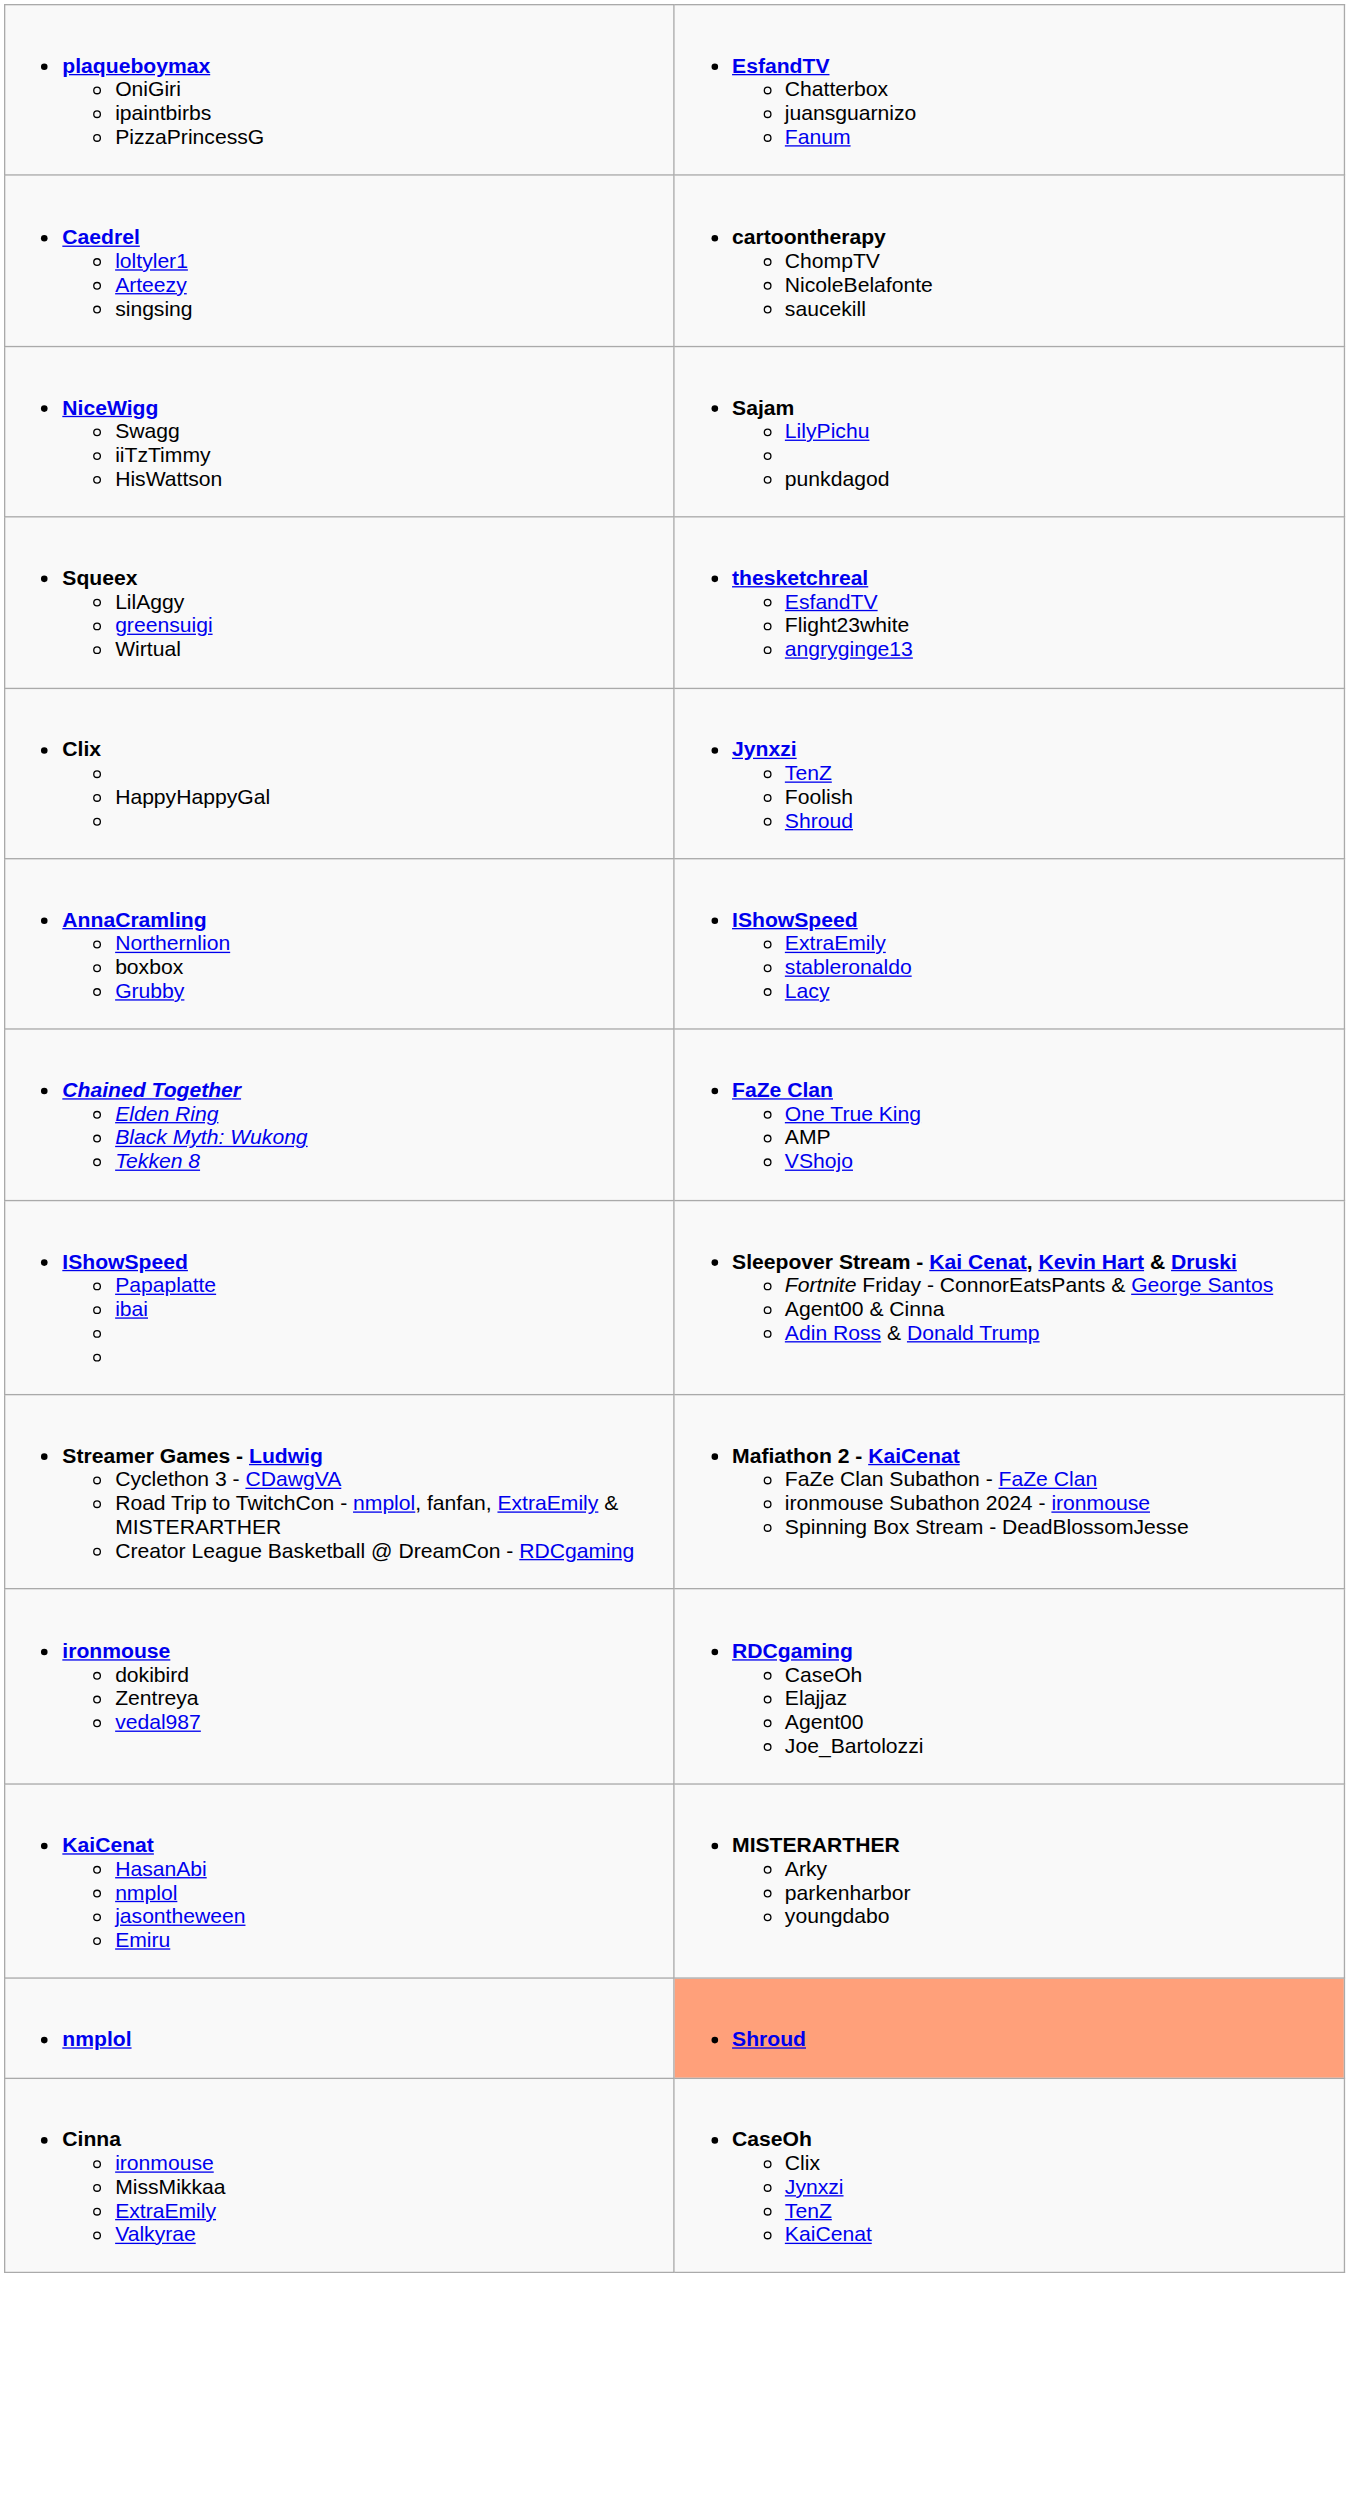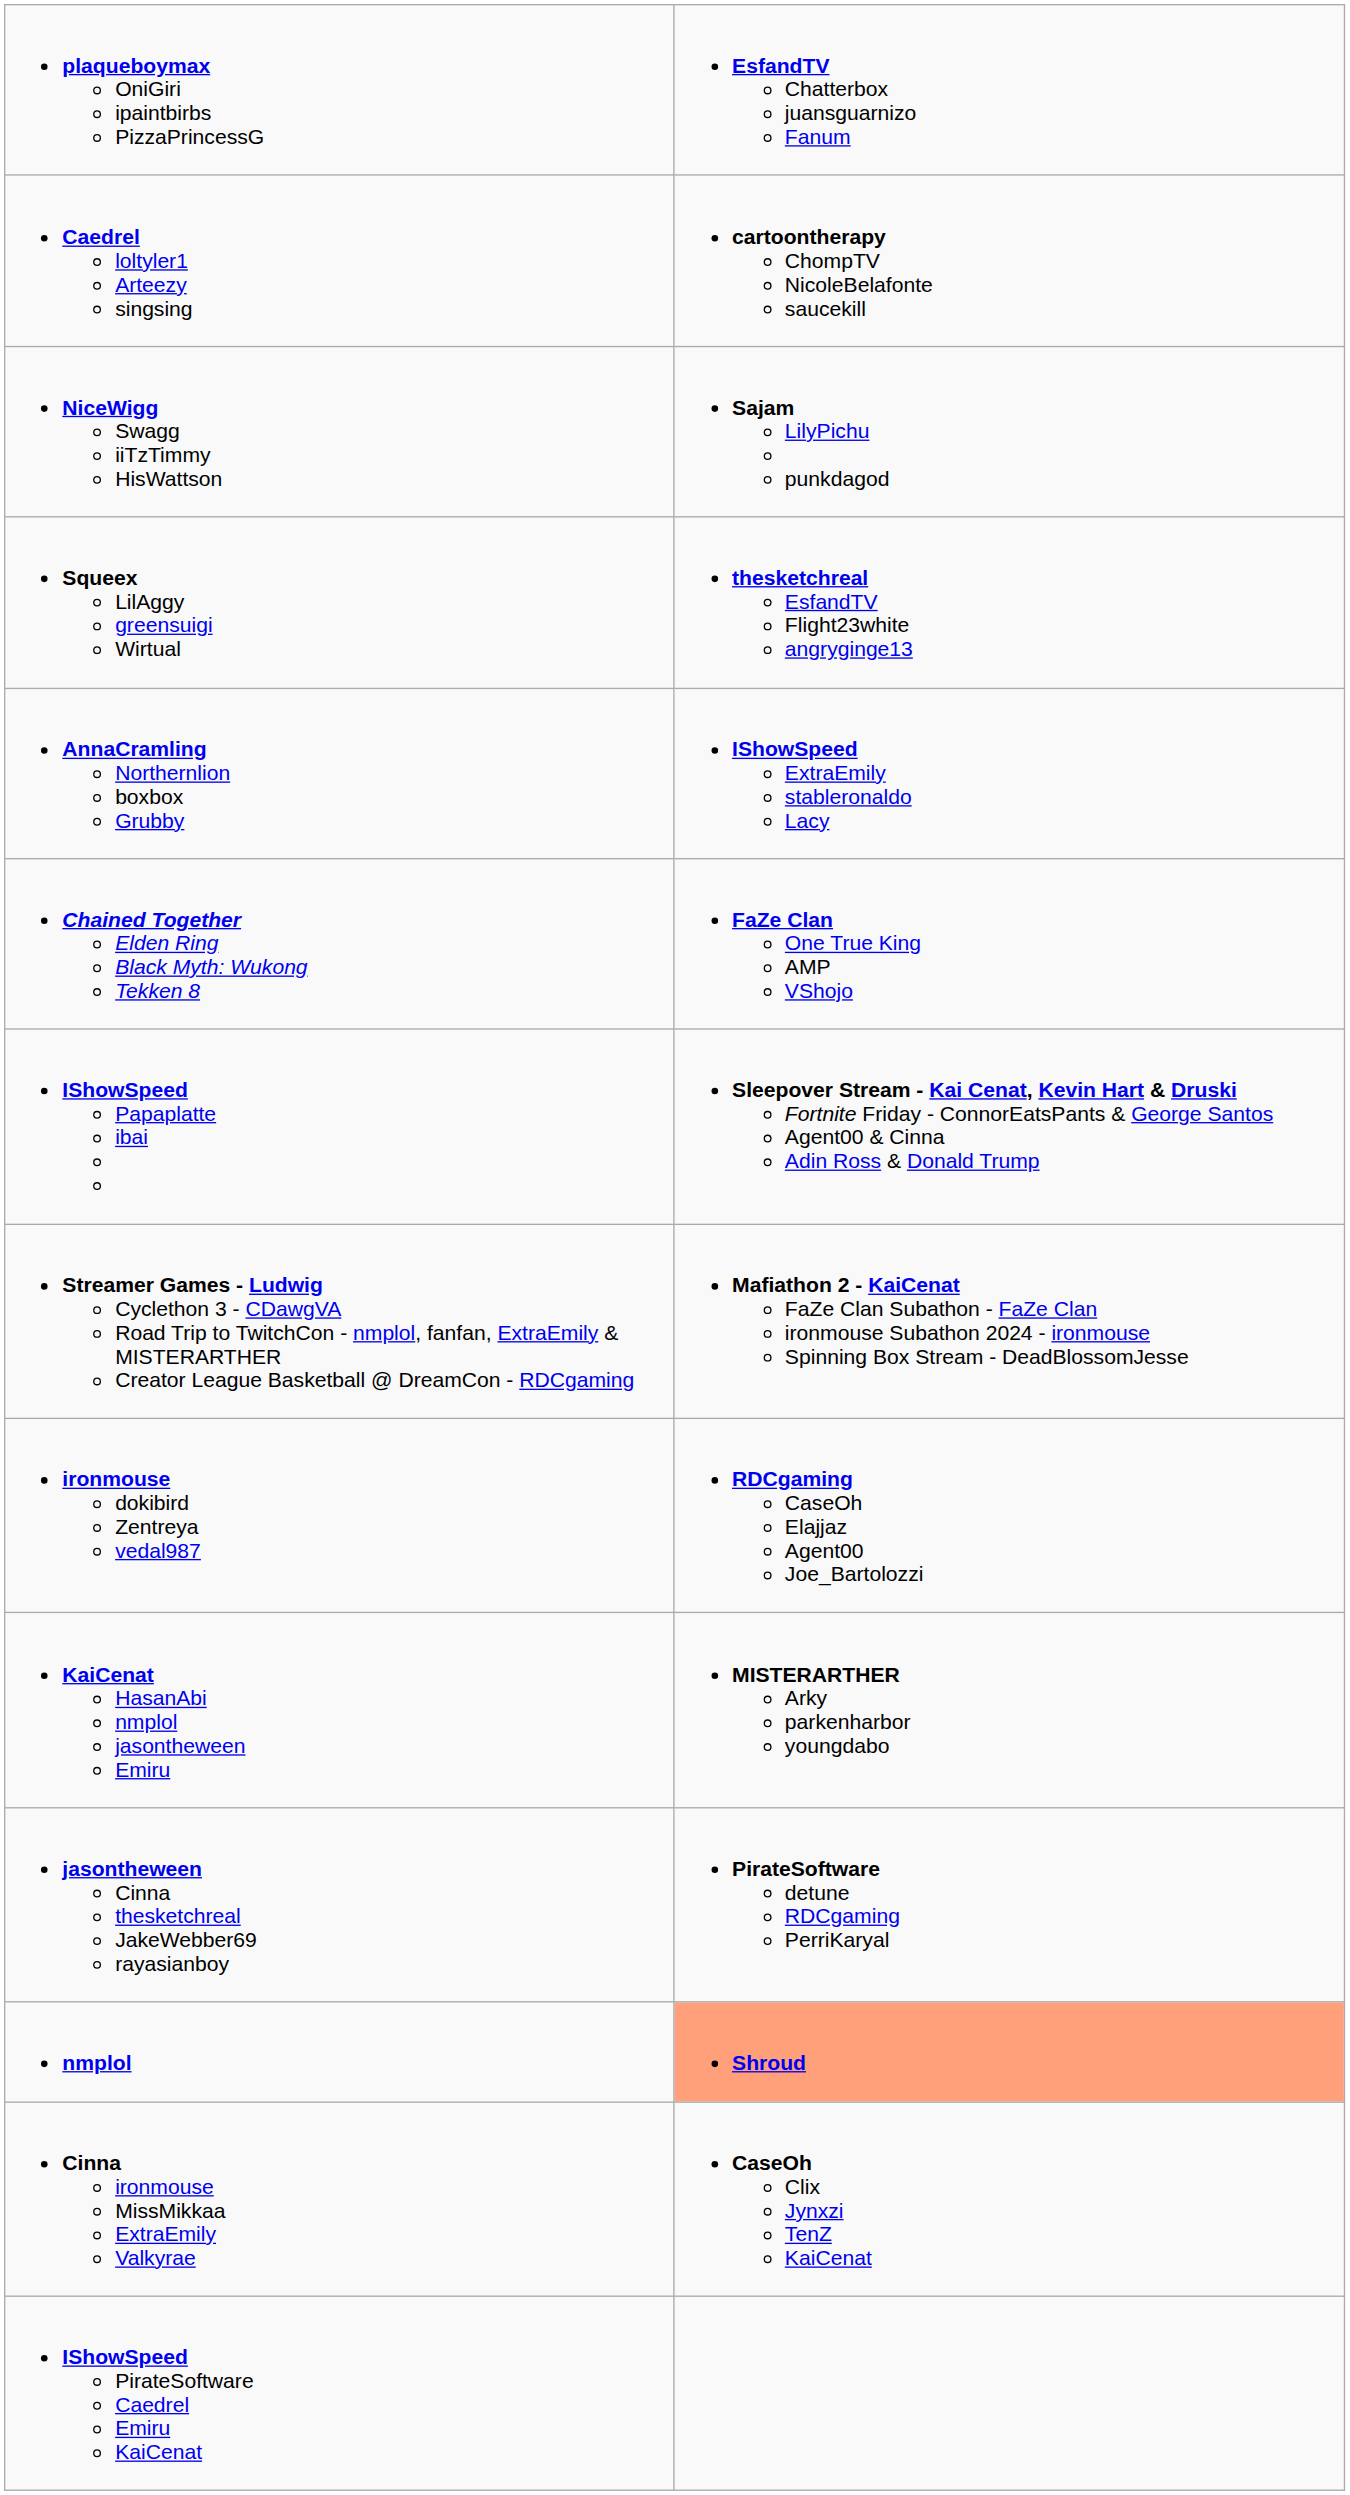- row: (340, 785)
+ row: (340, 1917)
+ row: (340, 2405)
